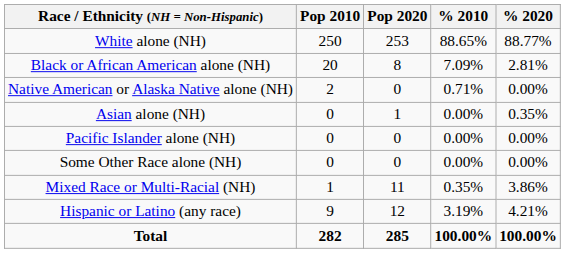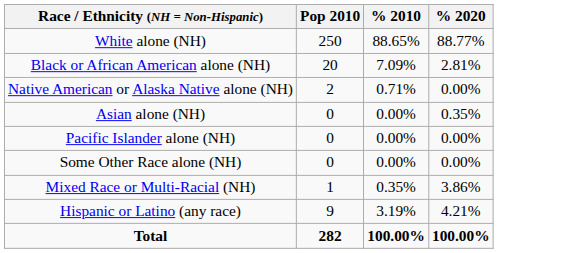- column: (397, 16)
